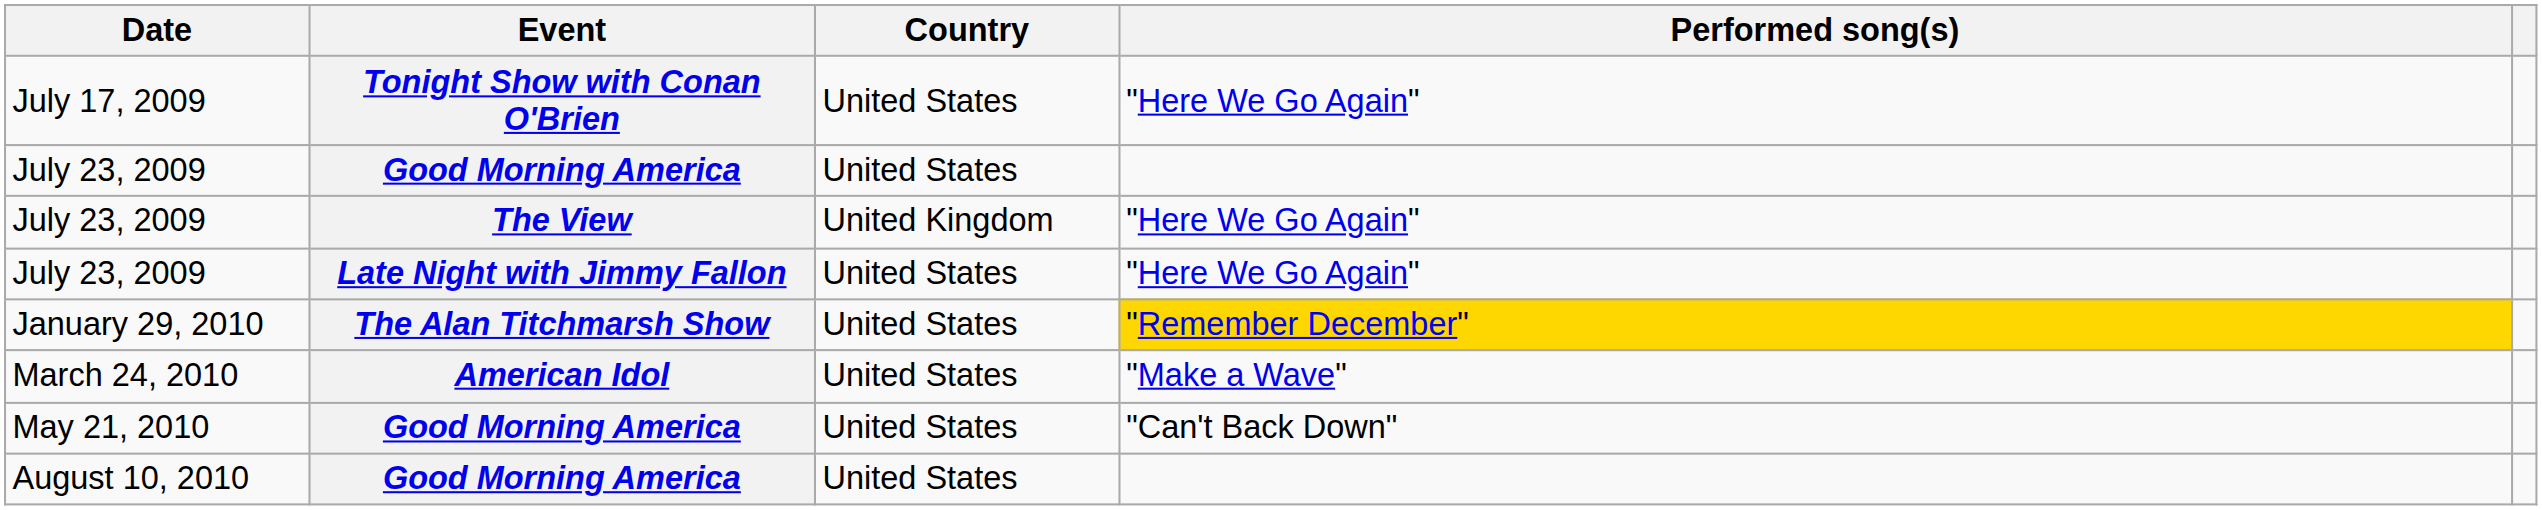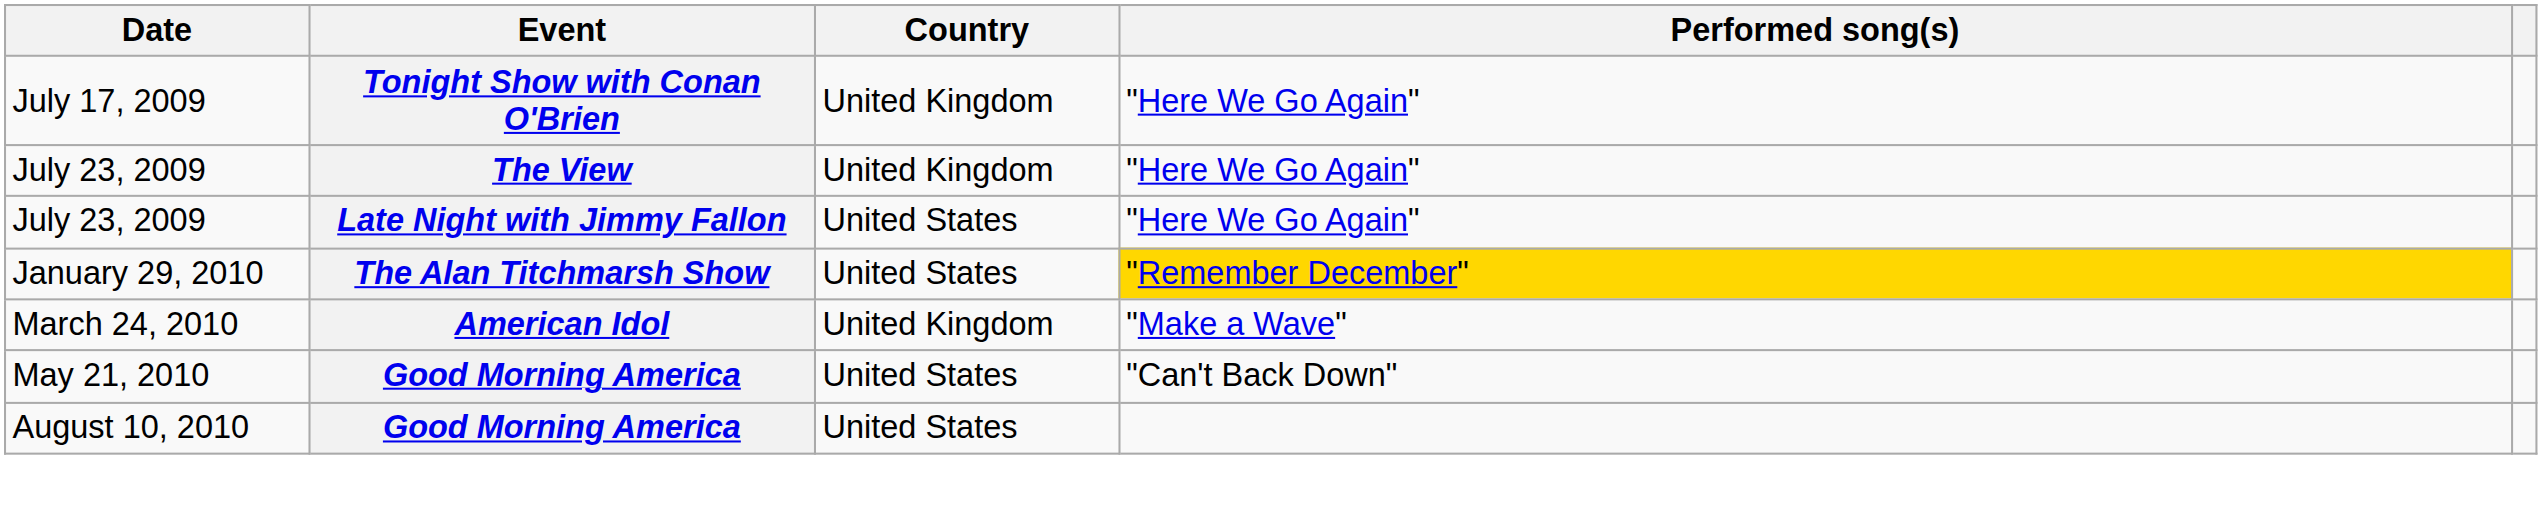(920, 100) United States -> (938, 100) United Kingdom
- row: (109, 169)
(920, 375) United States -> (938, 324) United Kingdom
